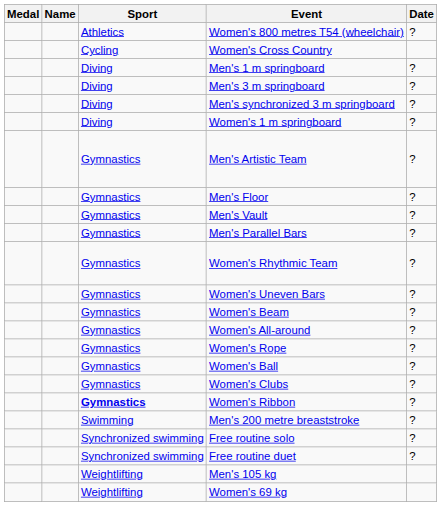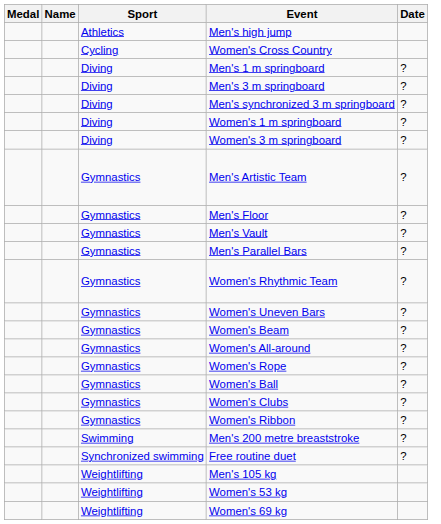+ row: (250, 32)
- row: (306, 32)
+ row: (275, 140)
(113, 402) bold -> (111, 420) normal
- row: (252, 438)
+ row: (248, 492)
